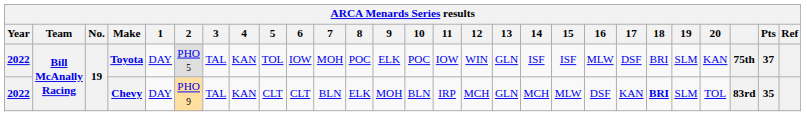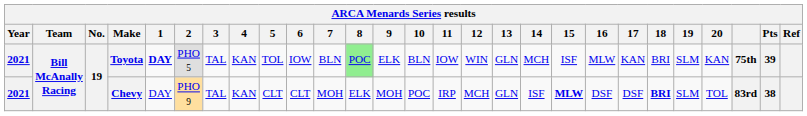(18, 60) 2022 -> (18, 60) 2021
(160, 60) normal -> (160, 60) bold
(330, 60) MOH -> (330, 60) BLN
(360, 60) no background -> (360, 60) lightgreen background
(419, 60) POC -> (419, 60) BLN
(536, 60) ISF -> (536, 60) MCH
(631, 60) DSF -> (633, 60) KAN
(768, 60) 37 -> (770, 60) 39
(18, 94) 2022 -> (18, 94) 2021
(330, 94) BLN -> (330, 94) MOH
(419, 94) BLN -> (419, 94) POC
(536, 94) MCH -> (536, 94) ISF
(568, 94) normal -> (569, 94) bold
(631, 94) KAN -> (633, 94) DSF
(768, 94) 35 -> (770, 94) 38
